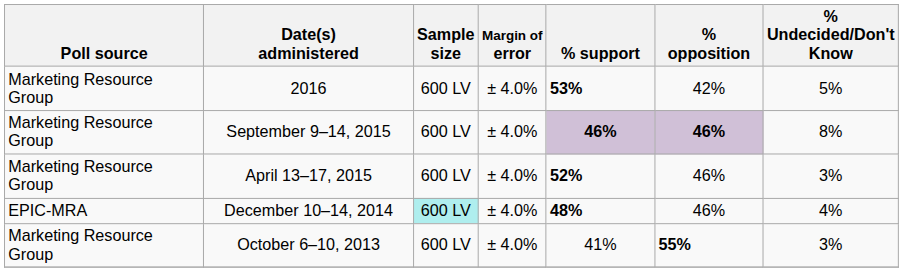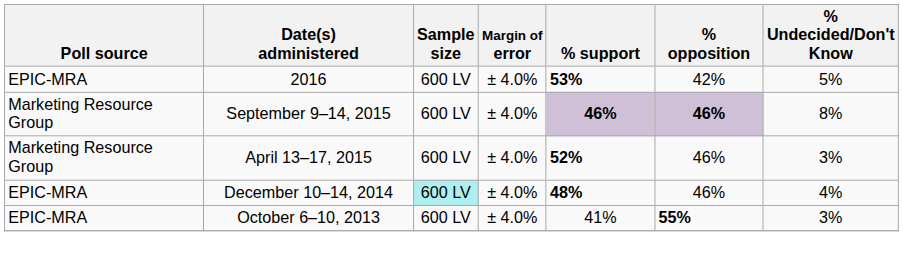(81, 88) Marketing Resource Group -> (48, 79) EPIC-MRA
(81, 245) Marketing Resource Group -> (48, 218) EPIC-MRA
